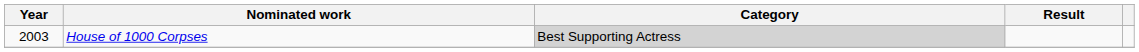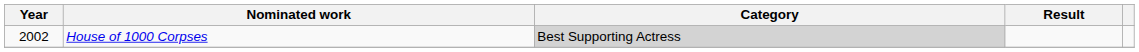(34, 36) 2003 -> (34, 36) 2002
